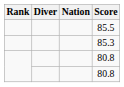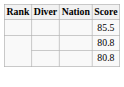- row: (18, 43)
